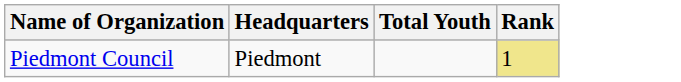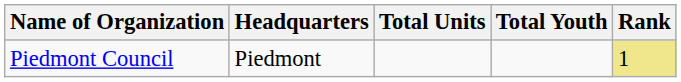+ column: (432, 22)
